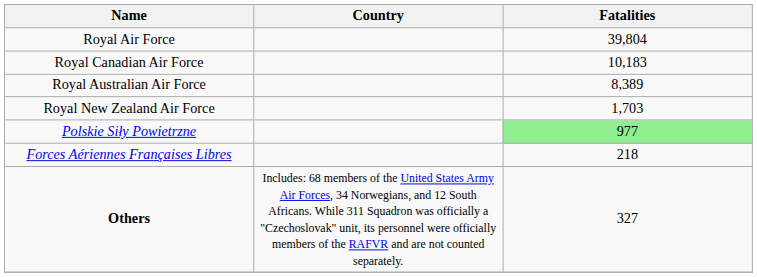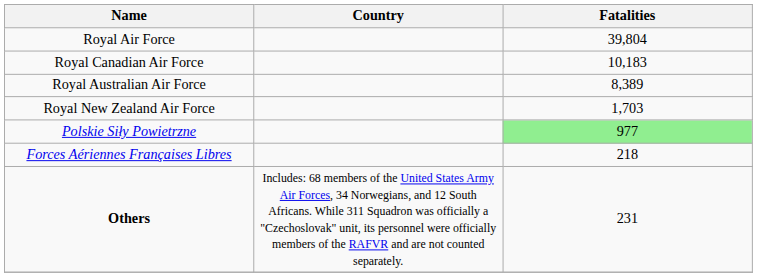(627, 218) 327 -> (627, 218) 231
